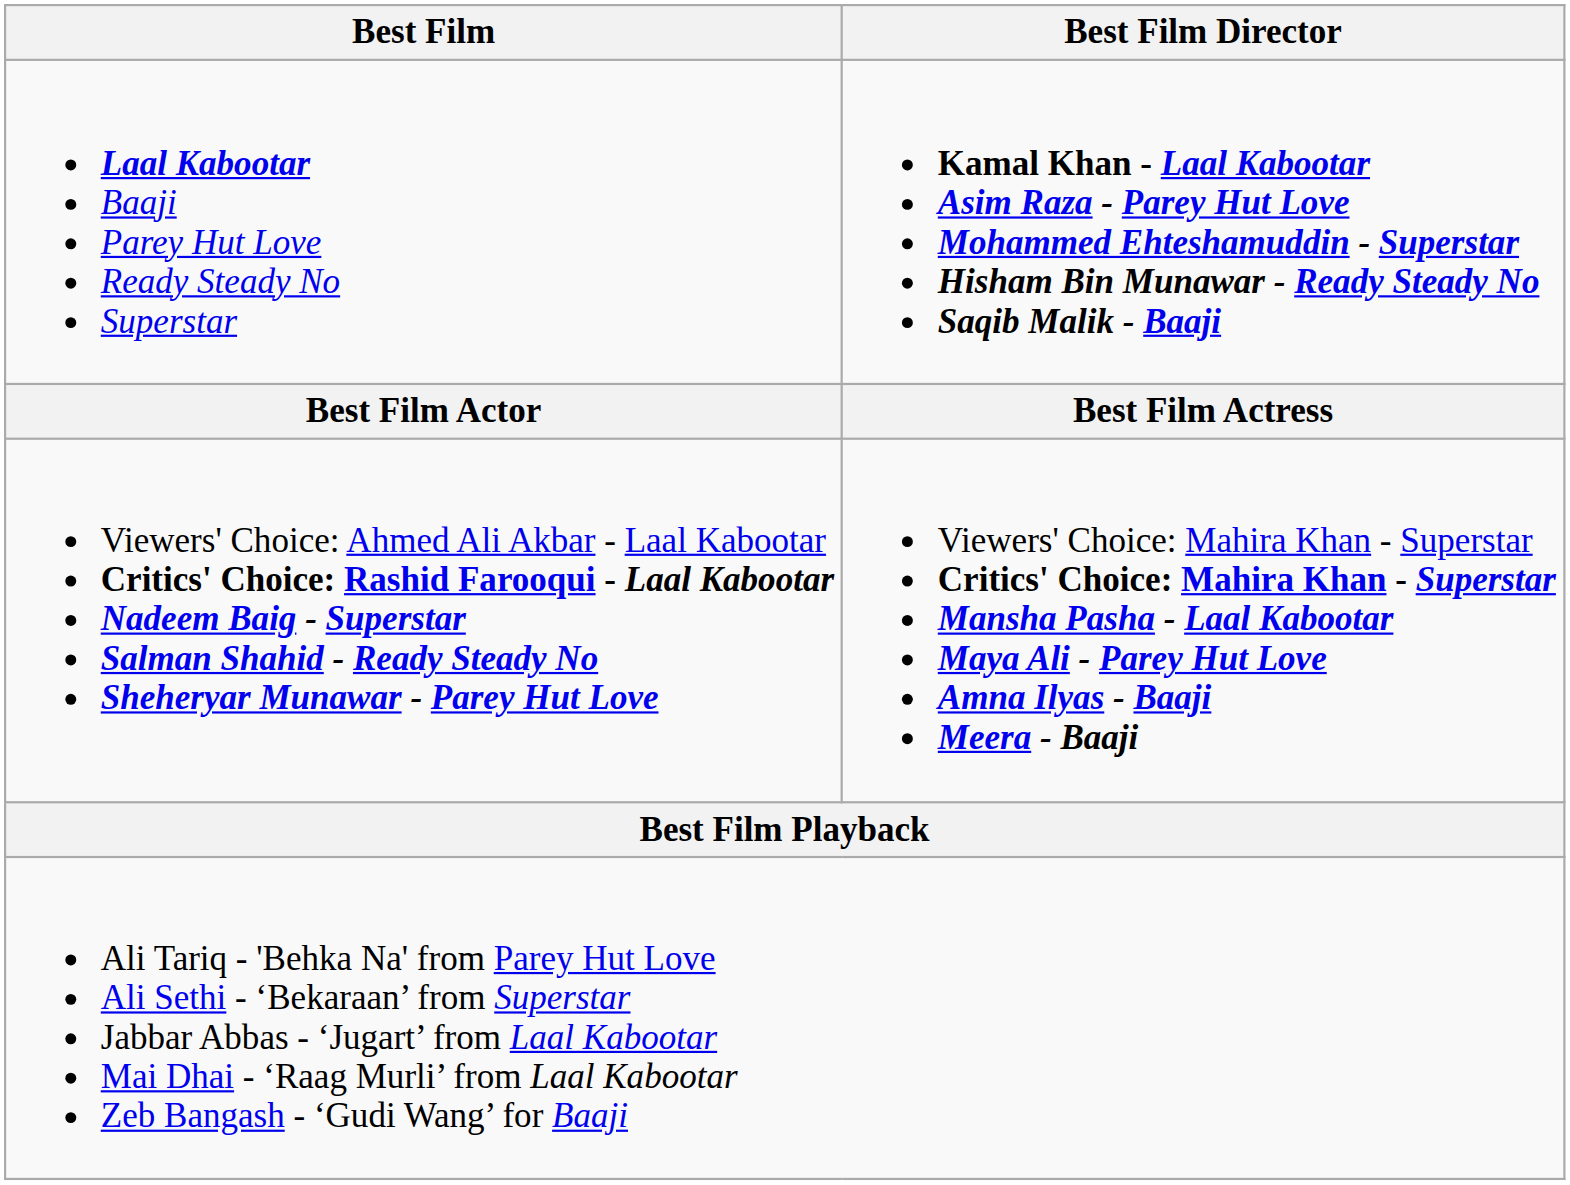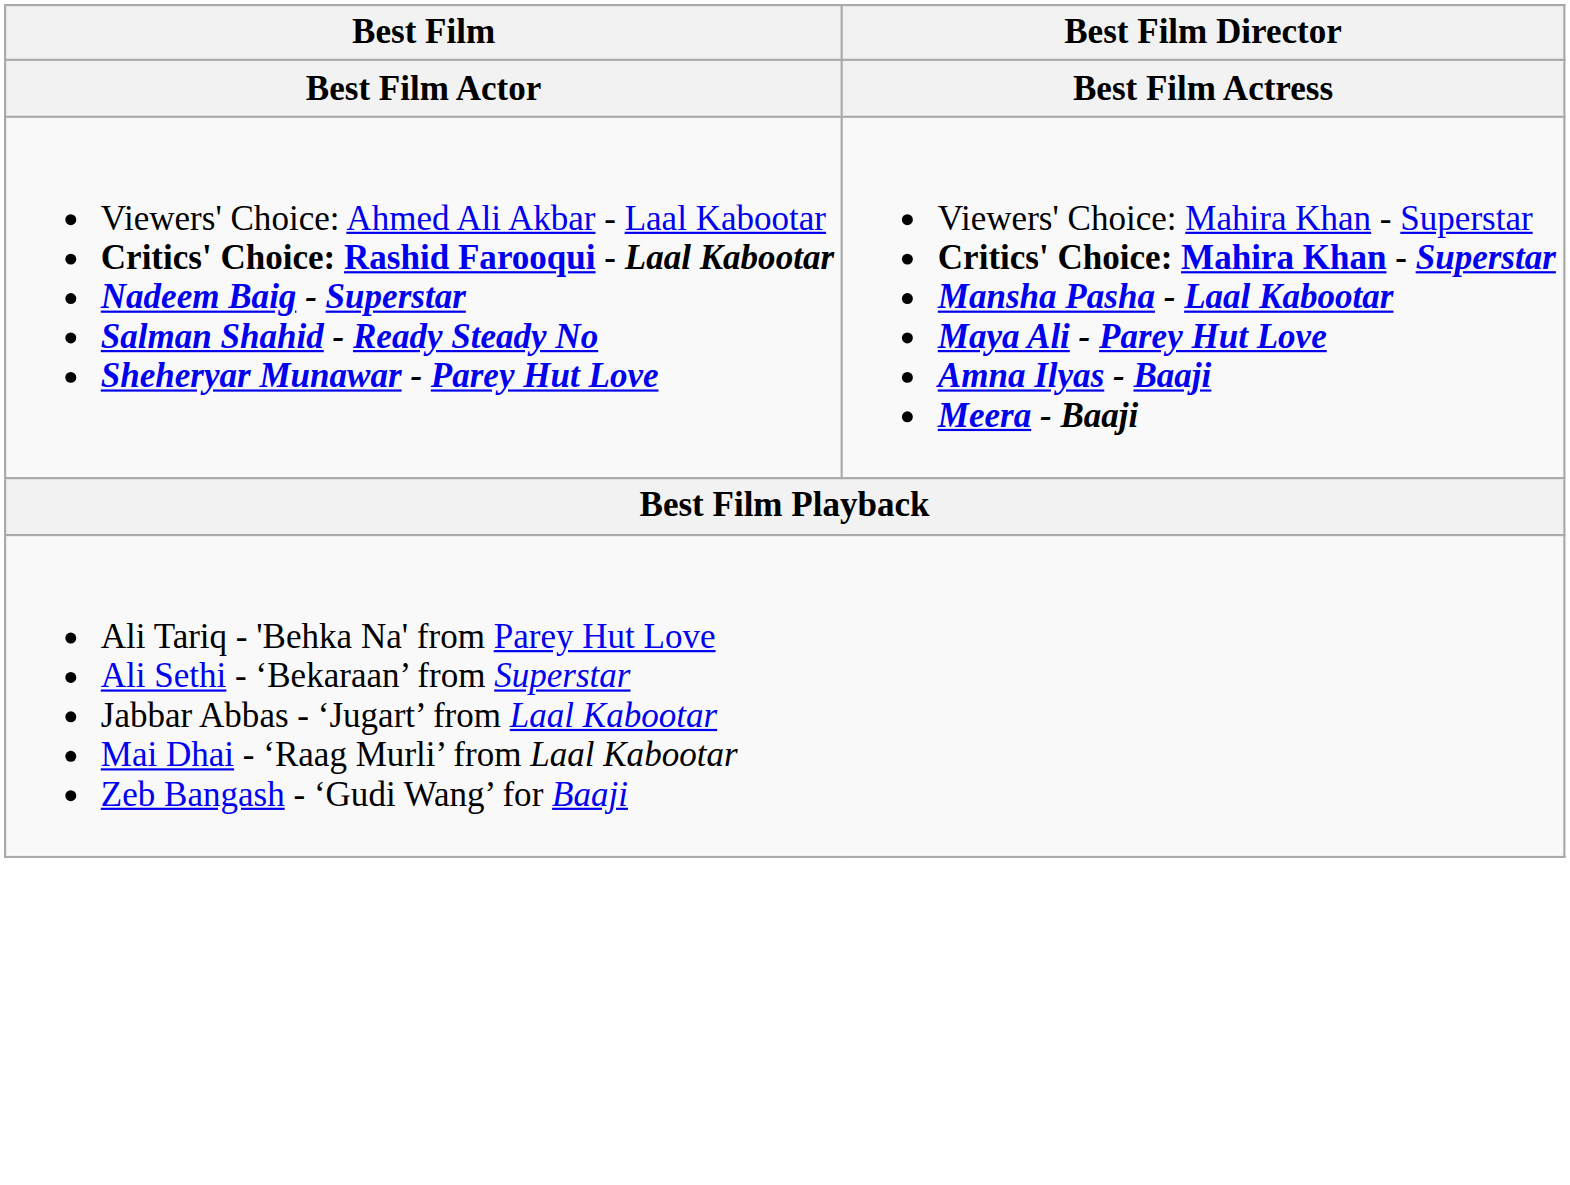- row: (424, 242)
